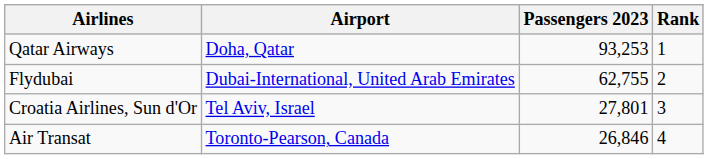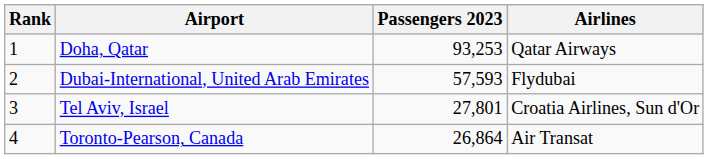columns swapped: (678, 19) <-> (103, 19)
(624, 78) 62,755 -> (478, 78) 57,593
(624, 138) 26,846 -> (478, 138) 26,864
